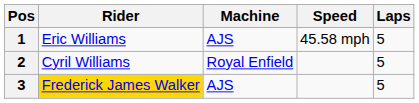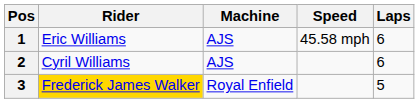(381, 39) 5 -> (381, 39) 6
(250, 62) Royal Enfield -> (220, 62) AJS
(381, 62) 5 -> (381, 62) 6
(220, 86) AJS -> (250, 86) Royal Enfield
